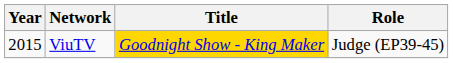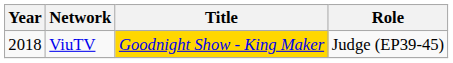(25, 44) 2015 -> (25, 44) 2018
